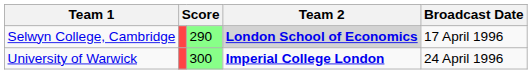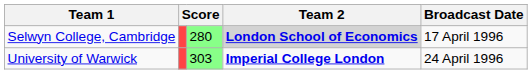(201, 36) 290 -> (201, 36) 280
(201, 58) 300 -> (201, 58) 303
